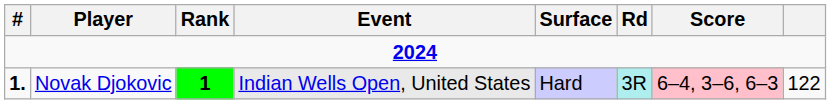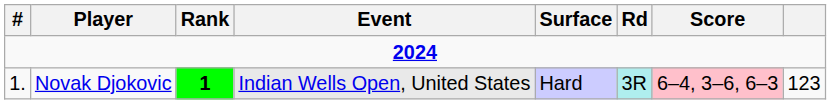(17, 83) bold -> (17, 83) normal
(804, 83) 122 -> (804, 83) 123
